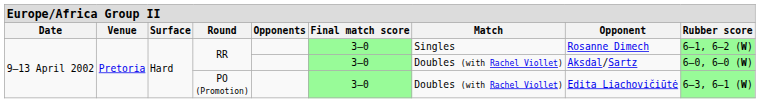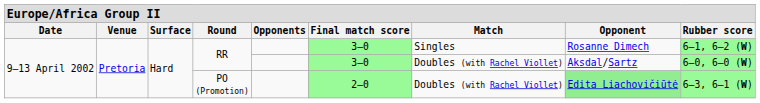(360, 84) 3–0 -> (360, 84) 2–0
(623, 84) no background -> (623, 84) lightgreen background
